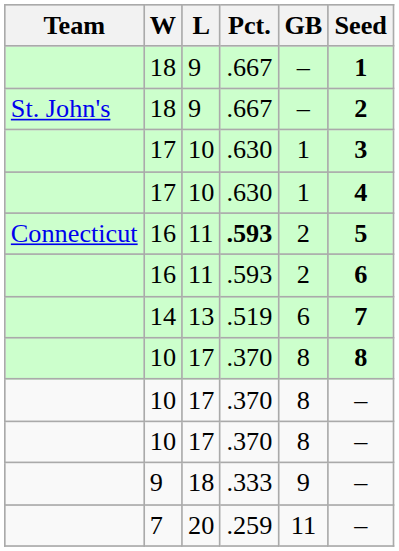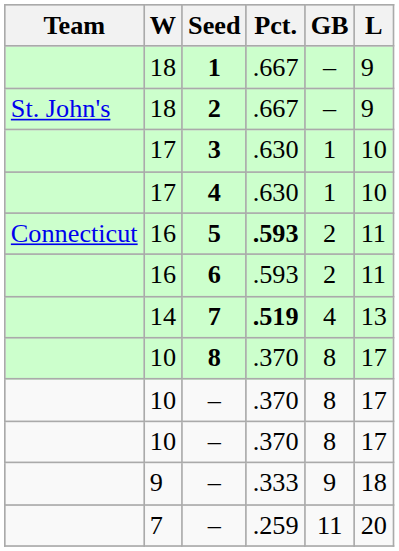columns swapped: (201, 25) <-> (361, 25)
(249, 316) normal -> (276, 316) bold
(303, 316) 6 -> (330, 316) 4
